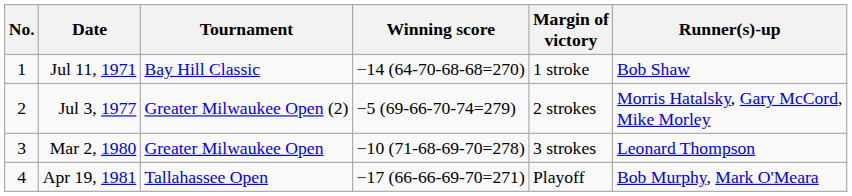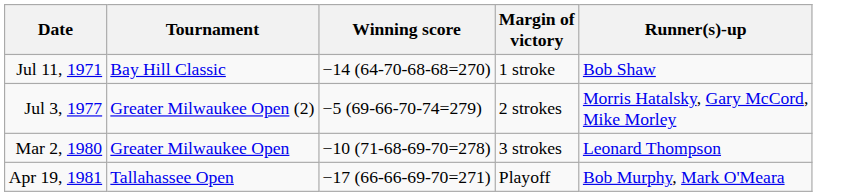- column: (22, 29)
